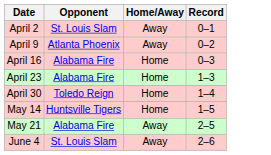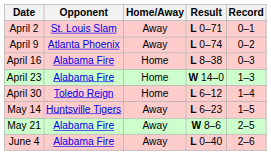+ column: (206, 12)
(155, 110) Home -> (155, 110) Away
(84, 142) St. Louis Slam -> (84, 142) Alabama Fire
